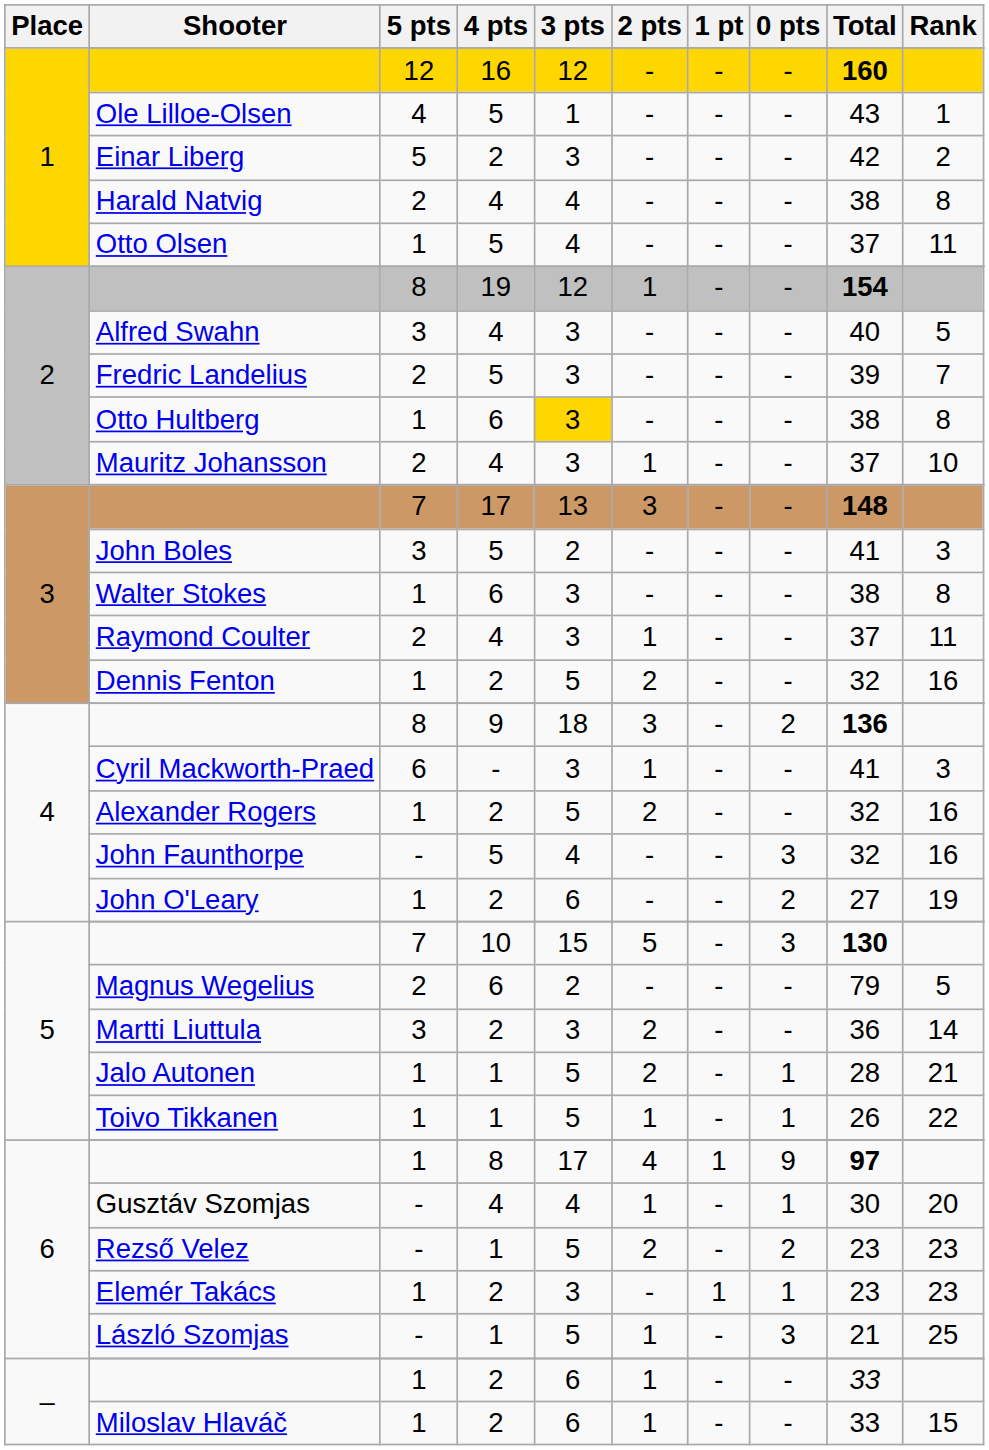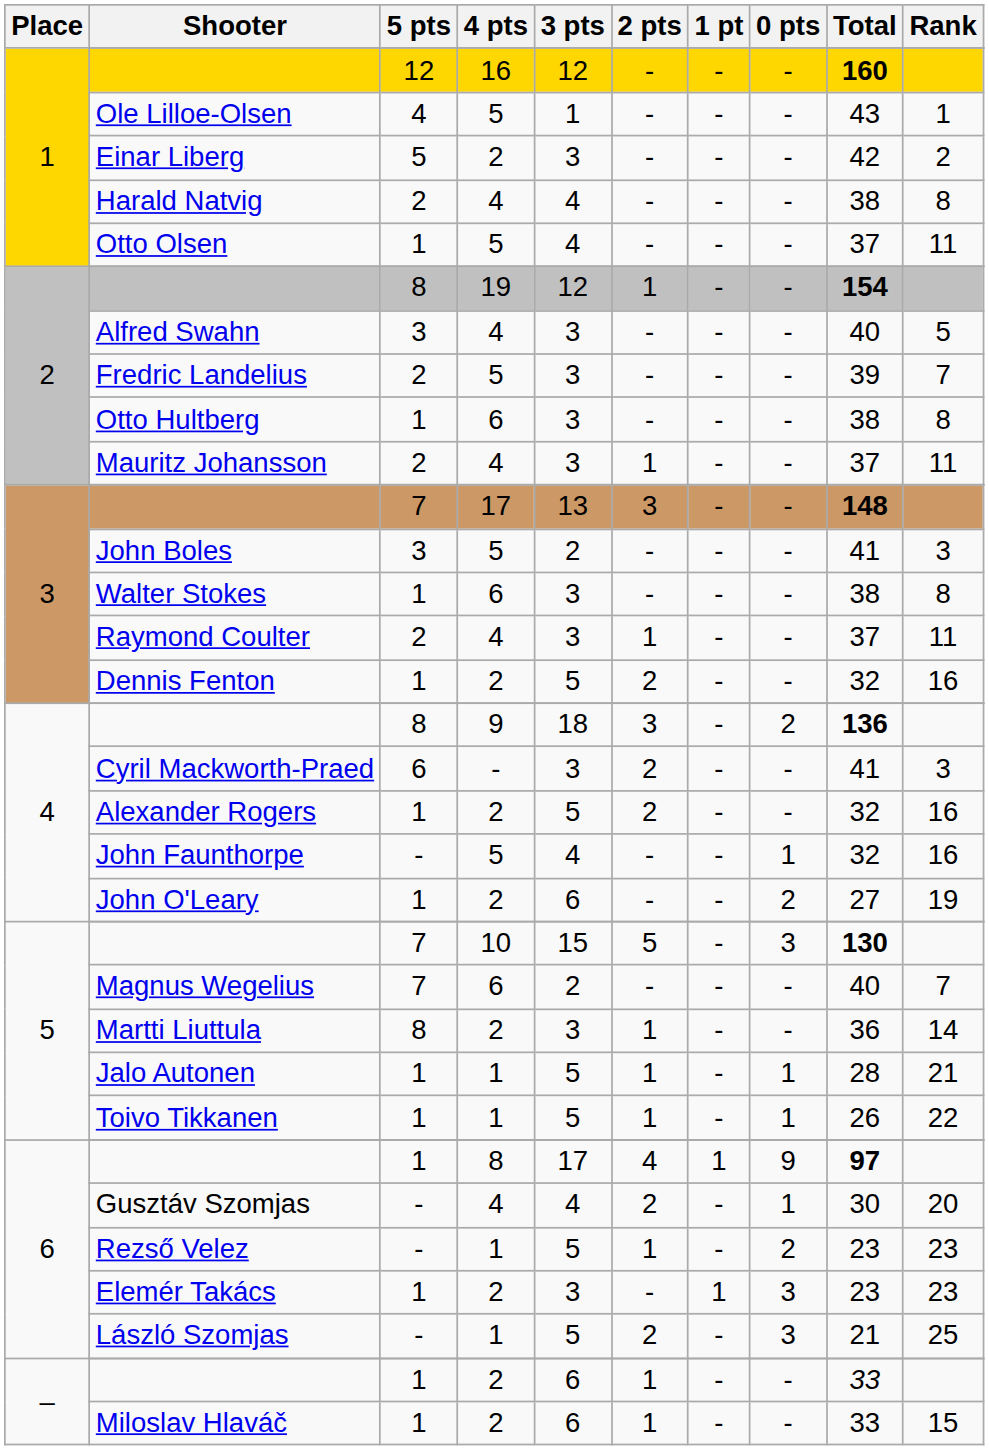(573, 419) gold background -> (573, 419) no background
(943, 462) 10 -> (943, 462) 11
(650, 768) 1 -> (650, 768) 2
(788, 855) 3 -> (788, 855) 1
(419, 986) 2 -> (419, 986) 7
(865, 986) 79 -> (865, 986) 40
(943, 986) 5 -> (943, 986) 7
(419, 1030) 3 -> (419, 1030) 8
(650, 1030) 2 -> (650, 1030) 1
(650, 1073) 2 -> (650, 1073) 1
(650, 1204) 1 -> (650, 1204) 2
(650, 1248) 2 -> (650, 1248) 1
(788, 1292) 1 -> (788, 1292) 3
(650, 1335) 1 -> (650, 1335) 2
